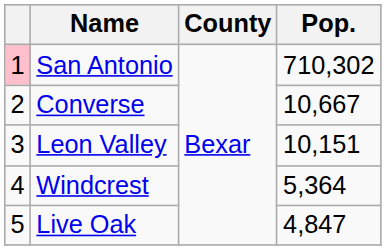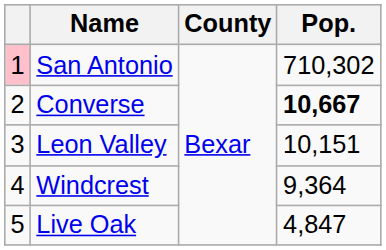(322, 104) normal -> (322, 104) bold
(315, 184) 5,364 -> (315, 184) 9,364
